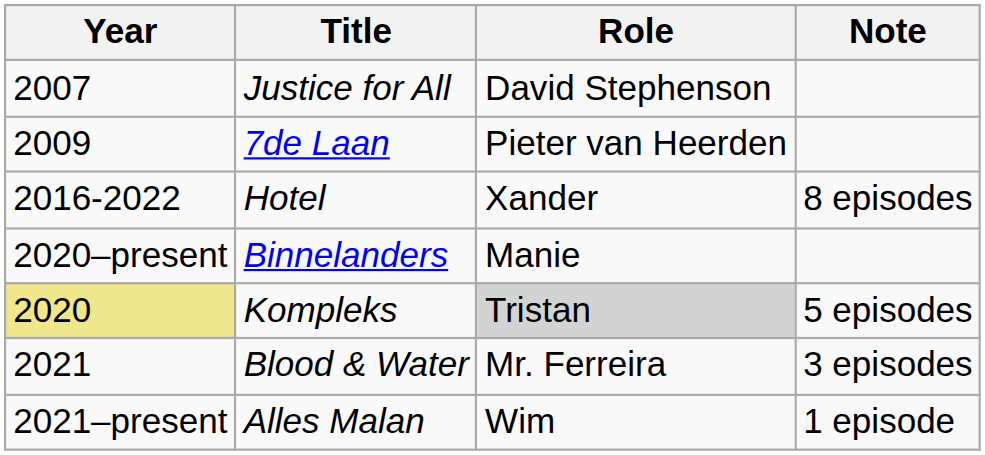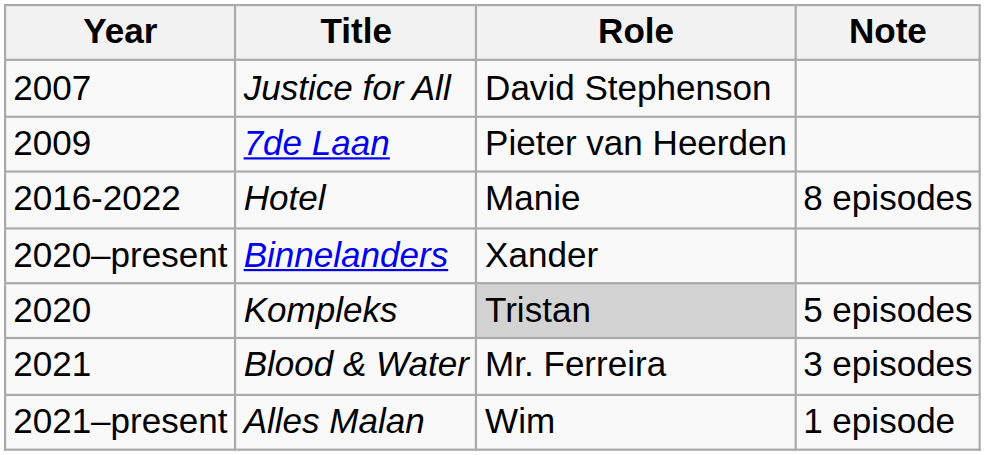(542, 198) Xander -> (533, 198) Manie
(533, 254) Manie -> (542, 254) Xander
(52, 310) khaki background -> (52, 310) no background
